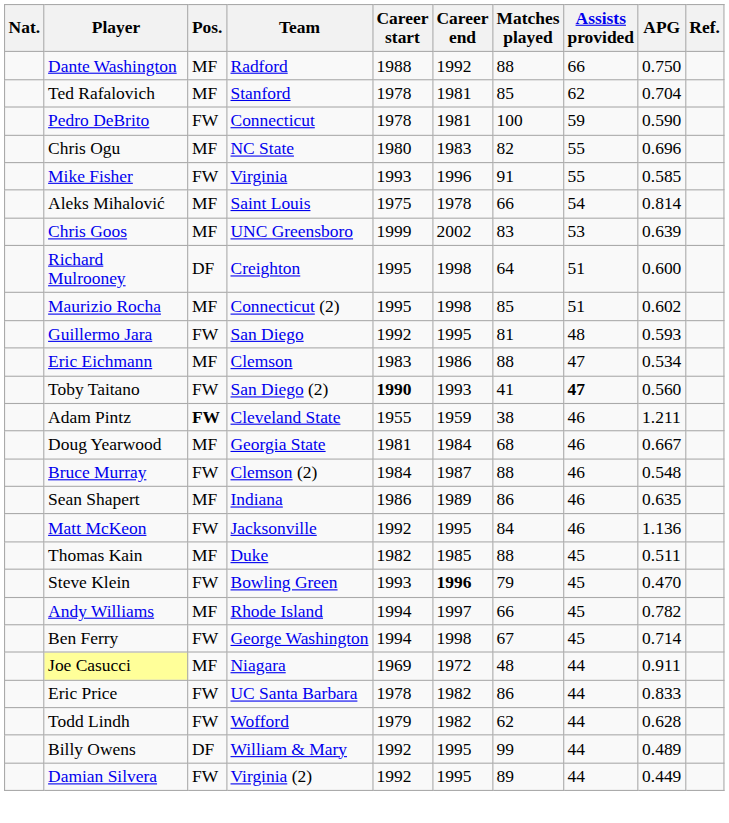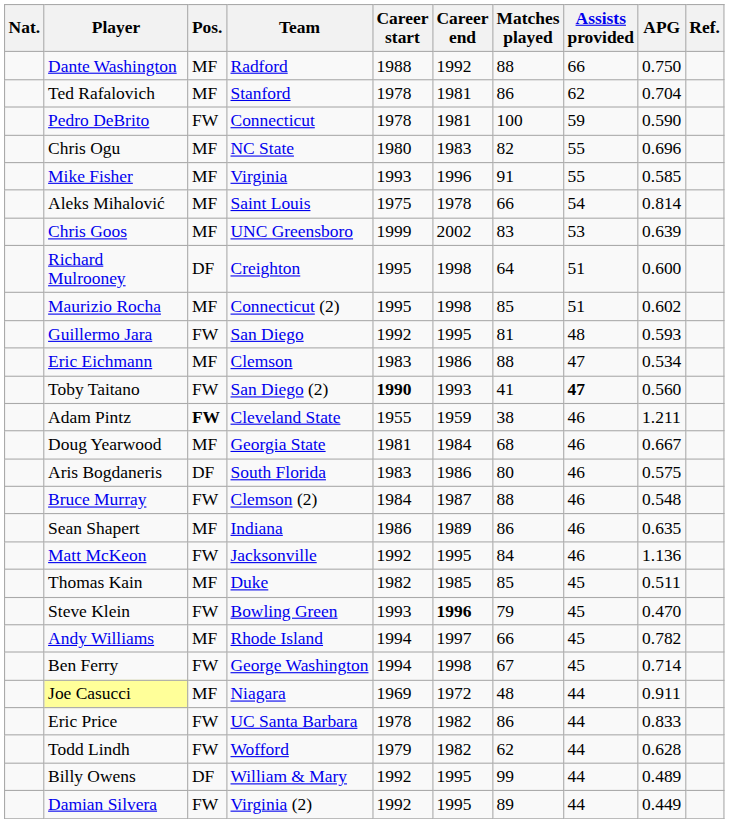(505, 93) 85 -> (505, 93) 86
(205, 176) FW -> (205, 176) MF
+ row: (105, 472)
(505, 555) 88 -> (505, 583) 85
